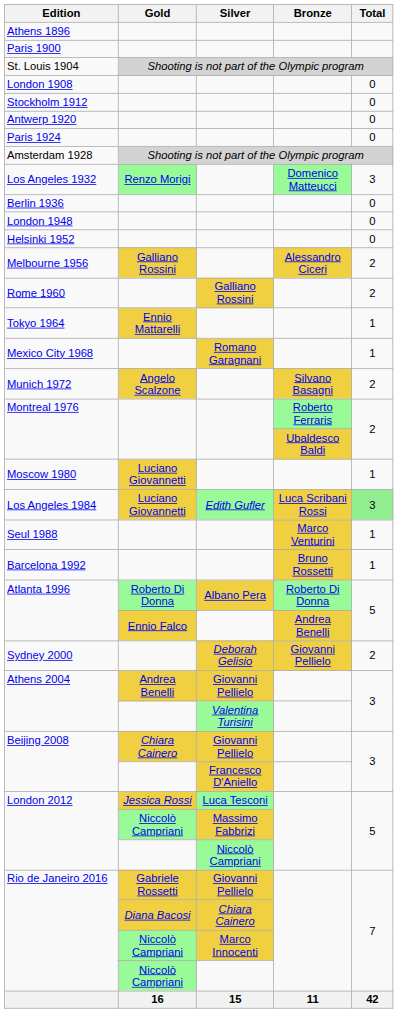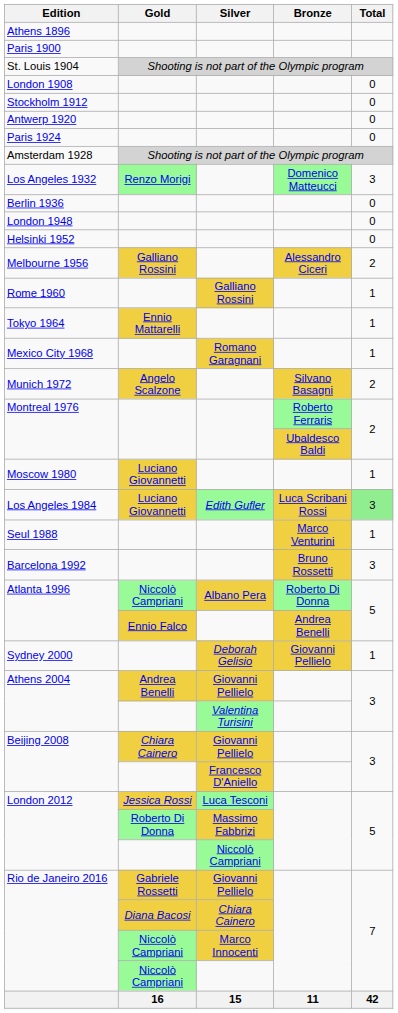(372, 293) 2 -> (372, 293) 1
(372, 565) 1 -> (372, 565) 3
(157, 596) Roberto Di Donna -> (157, 596) Niccolò Campriani
(372, 656) 2 -> (372, 656) 1
(157, 825) Niccolò Campriani -> (157, 825) Roberto Di Donna
